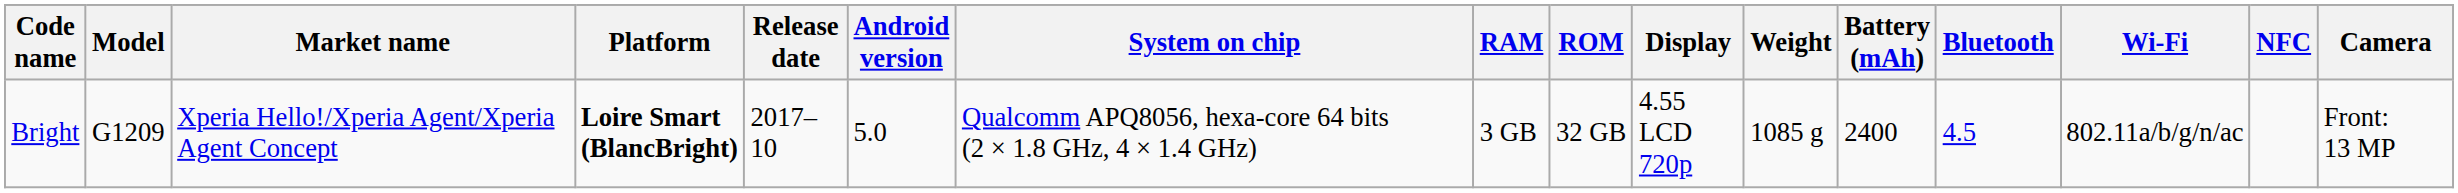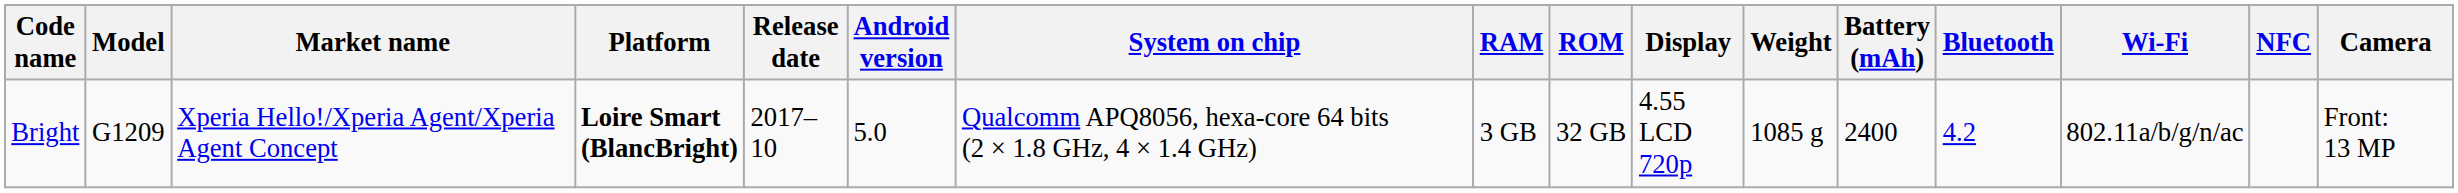(1959, 132) 4.5 -> (1959, 132) 4.2
